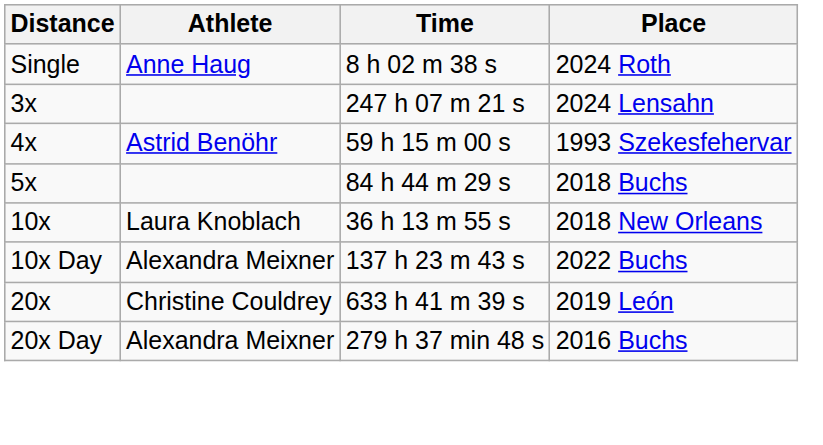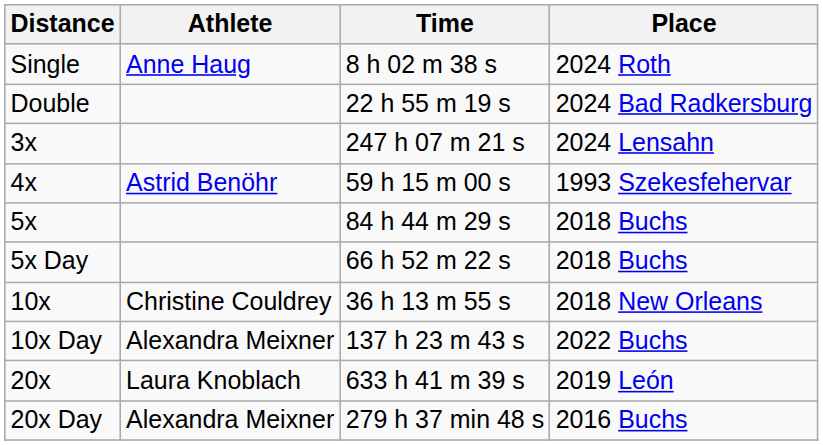+ row: (50, 103)
+ row: (49, 261)
(214, 222) Laura Knoblach -> (229, 301) Christine Couldrey
(229, 301) Christine Couldrey -> (214, 380) Laura Knoblach
